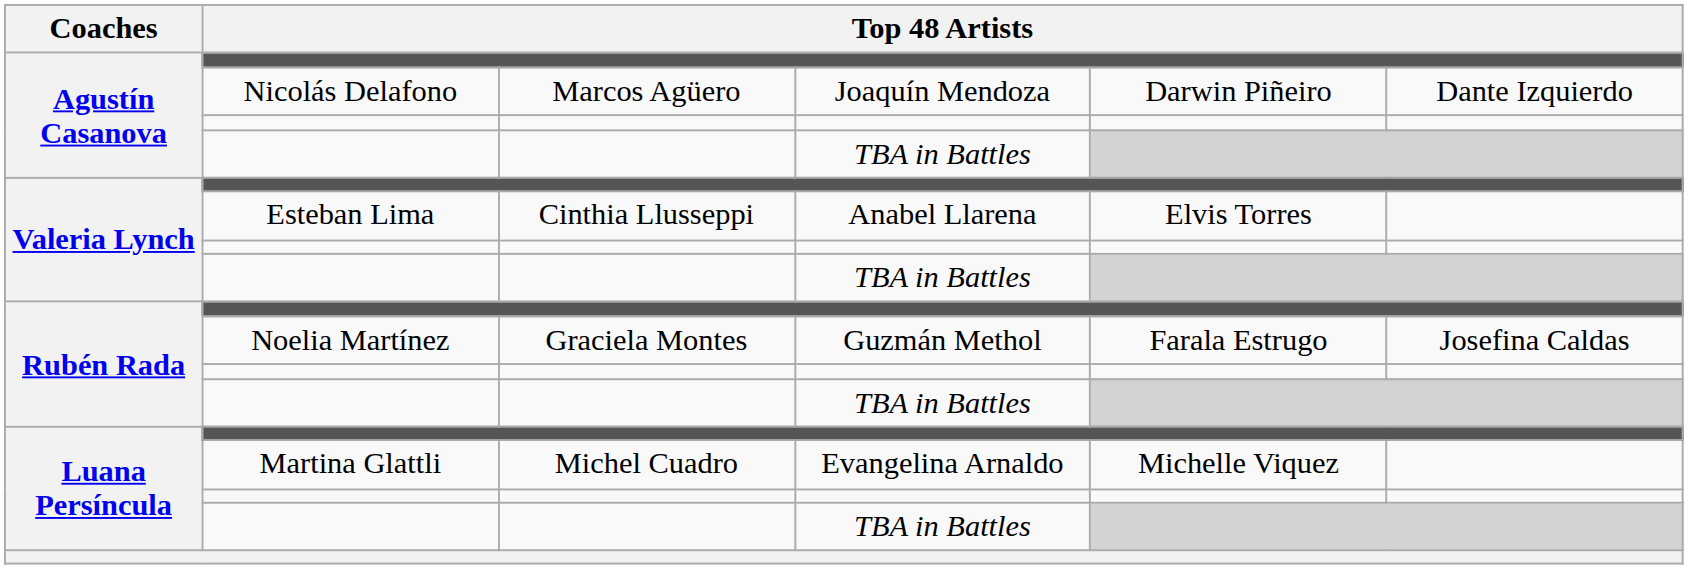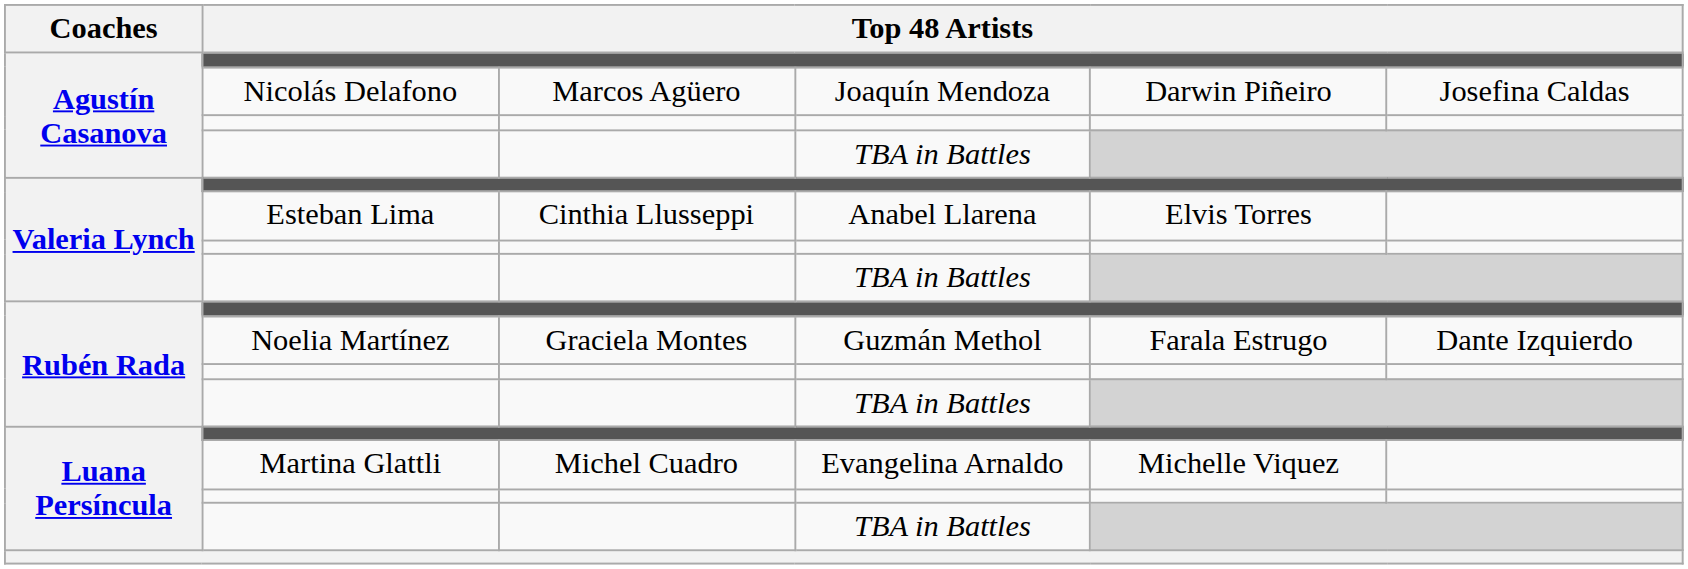(1535, 90) Dante Izquierdo -> (1535, 90) Josefina Caldas
(1535, 339) Josefina Caldas -> (1535, 339) Dante Izquierdo
